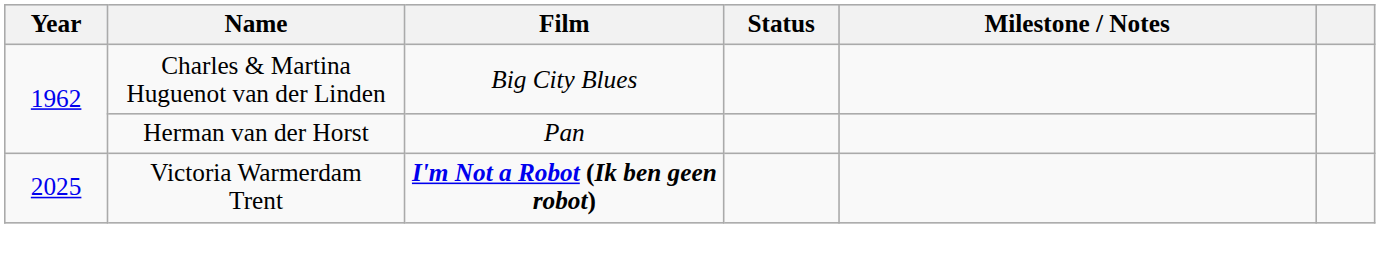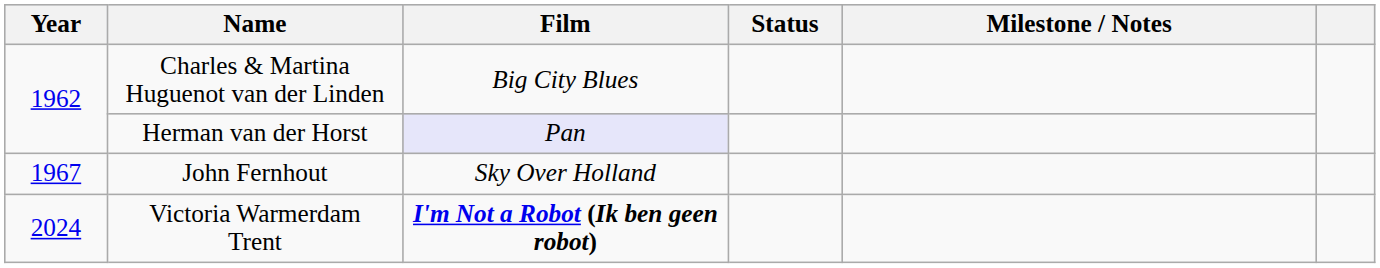(564, 133) no background -> (565, 133) lavender background
+ row: (255, 173)
(56, 187) 2025 -> (56, 227) 2024
